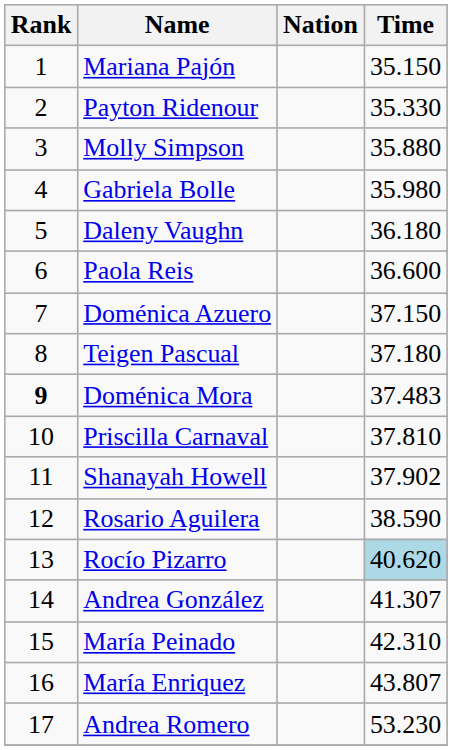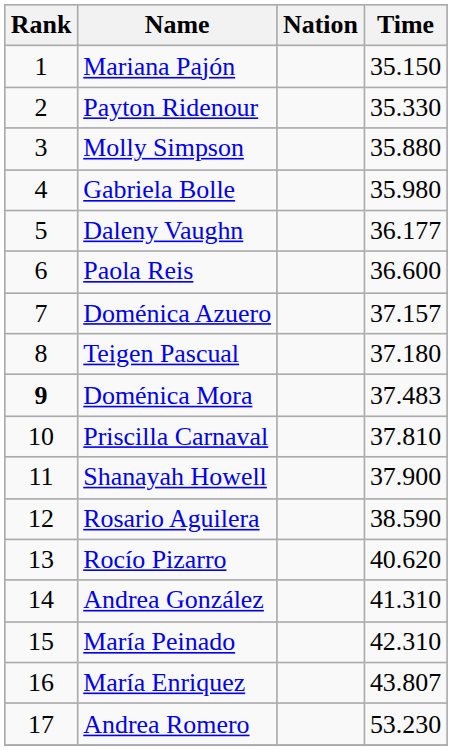(406, 230) 36.180 -> (406, 230) 36.177
(406, 312) 37.150 -> (406, 312) 37.157
(406, 477) 37.902 -> (406, 477) 37.900
(406, 559) lightblue background -> (406, 559) no background
(406, 600) 41.307 -> (406, 600) 41.310
